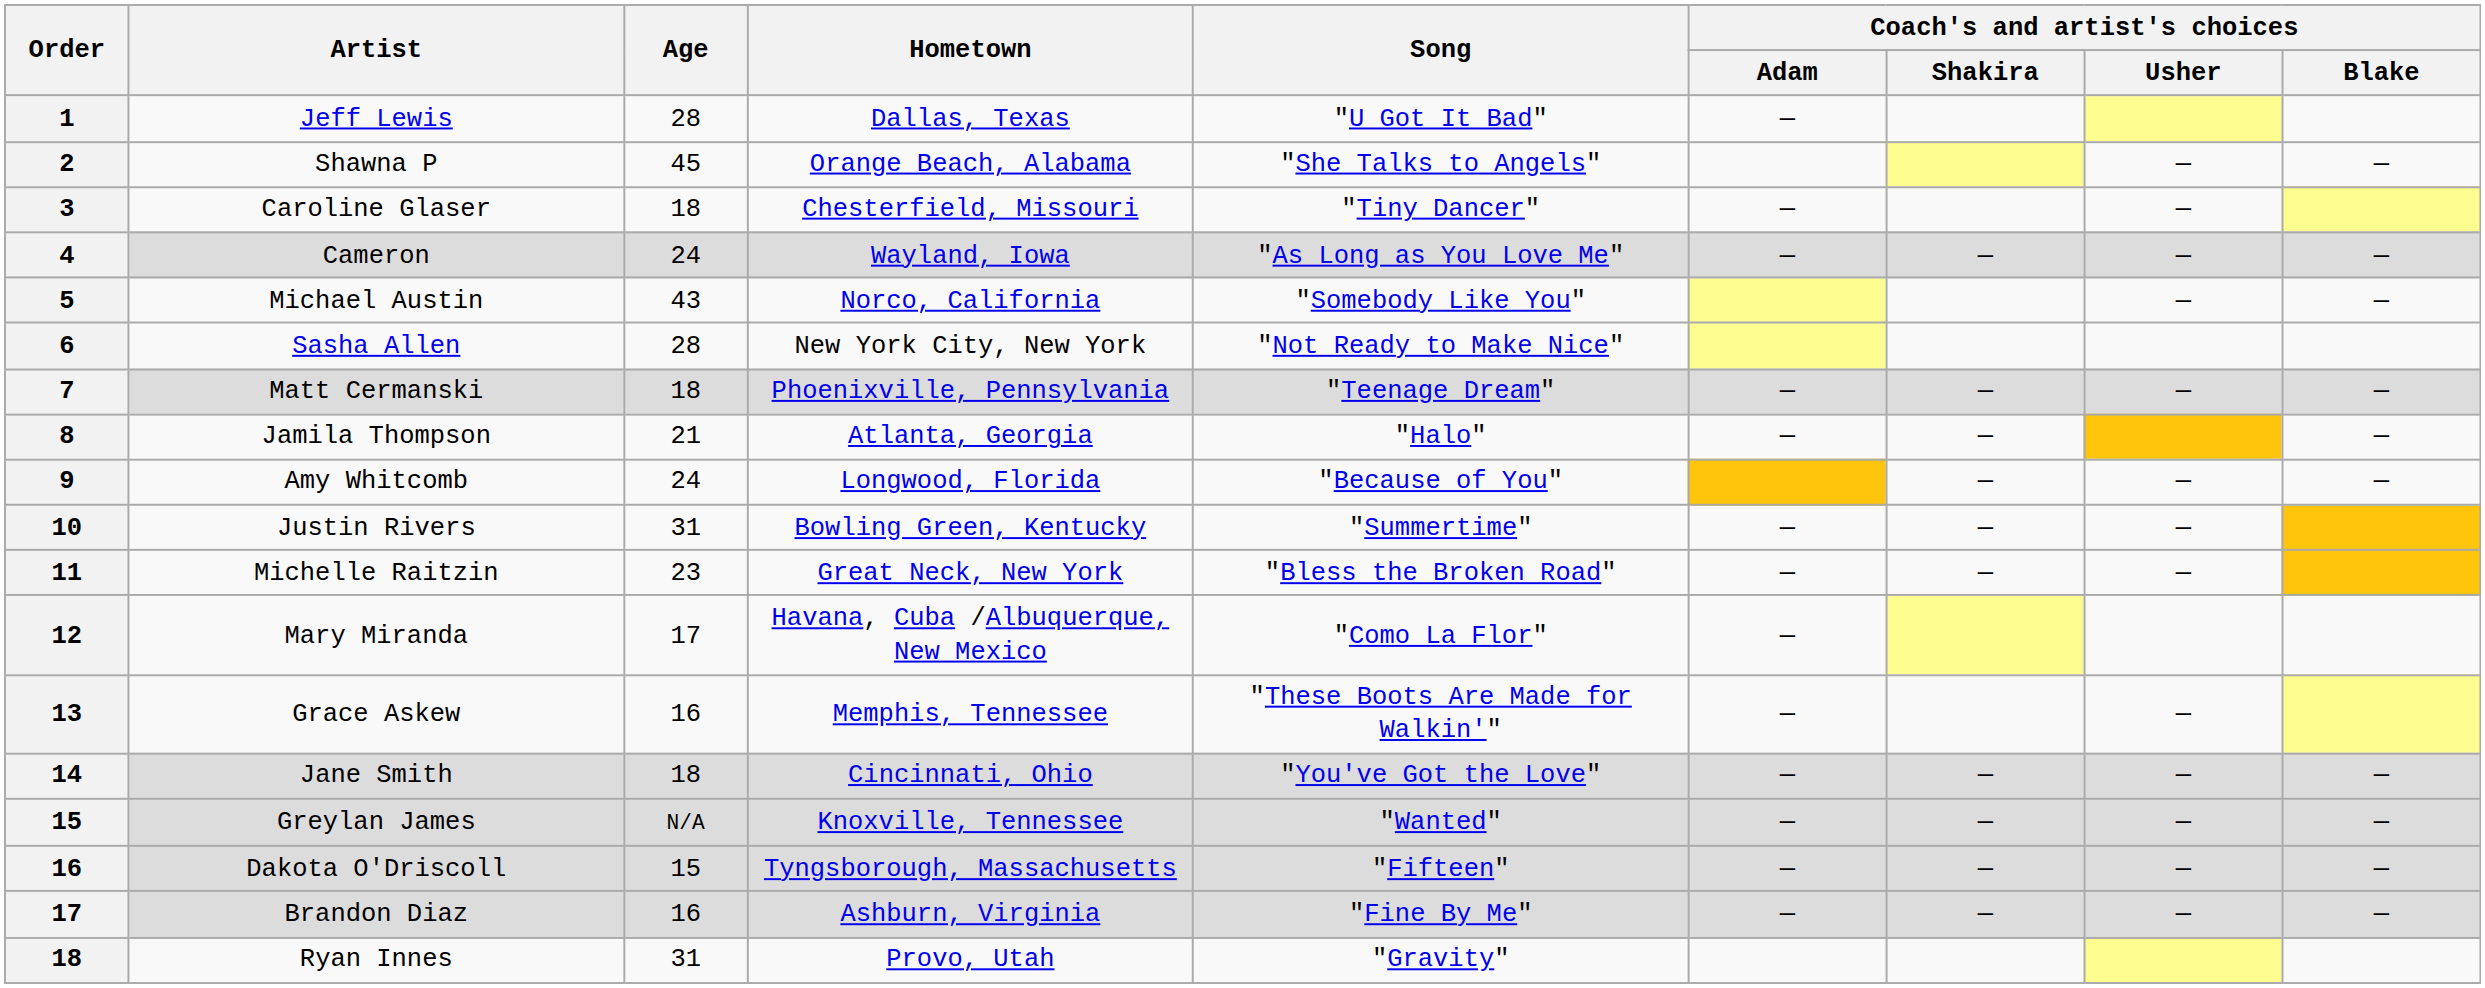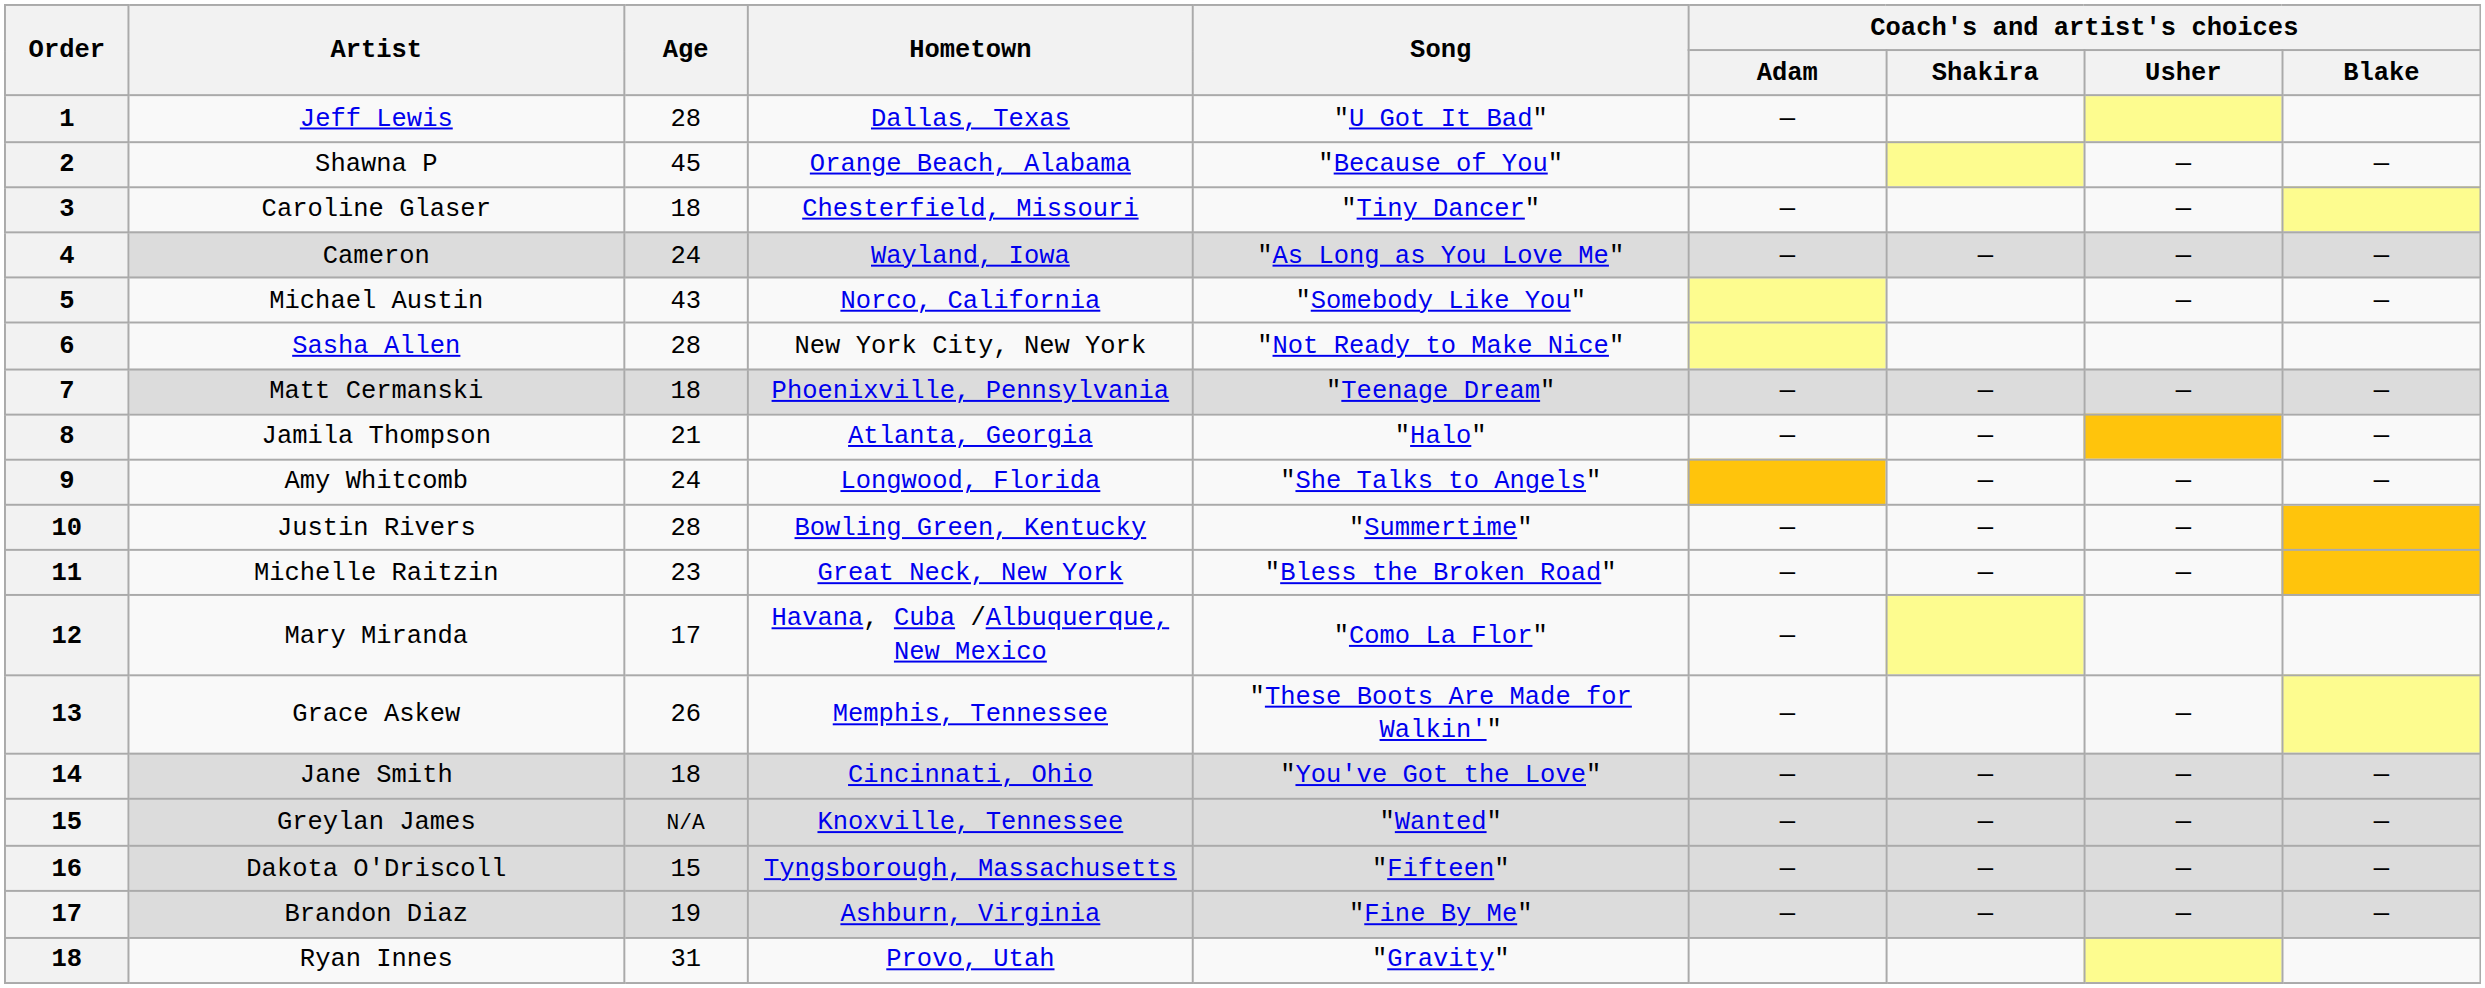(1441, 164) "She Talks to Angels" -> (1441, 164) "Because of You"
(1441, 482) "Because of You" -> (1441, 482) "She Talks to Angels"
(686, 528) 31 -> (686, 528) 28
(686, 714) 16 -> (686, 714) 26
(686, 914) 16 -> (686, 914) 19
